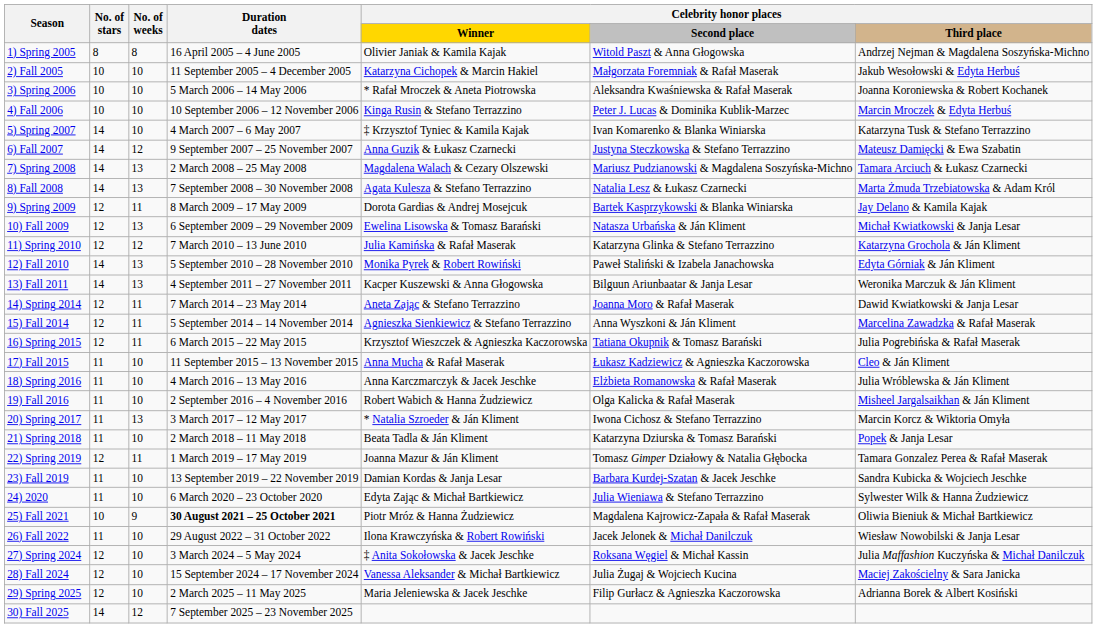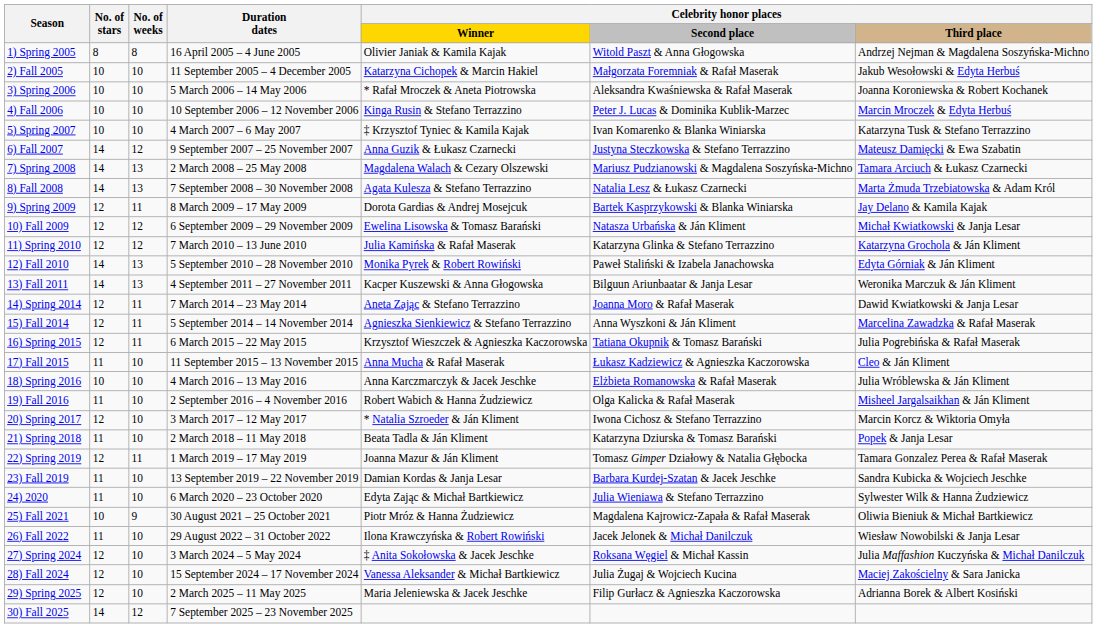(99, 130) 14 -> (99, 130) 10
(137, 226) 13 -> (137, 226) 12
(98, 381) 11 -> (99, 381) 10
(98, 420) 11 -> (99, 420) 12
(137, 420) 13 -> (137, 420) 10
(253, 516) bold -> (250, 516) normal
